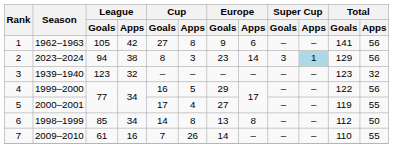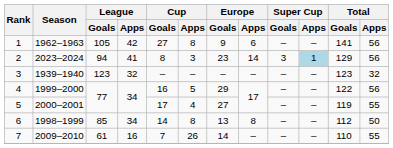(132, 58) 38 -> (132, 58) 41
